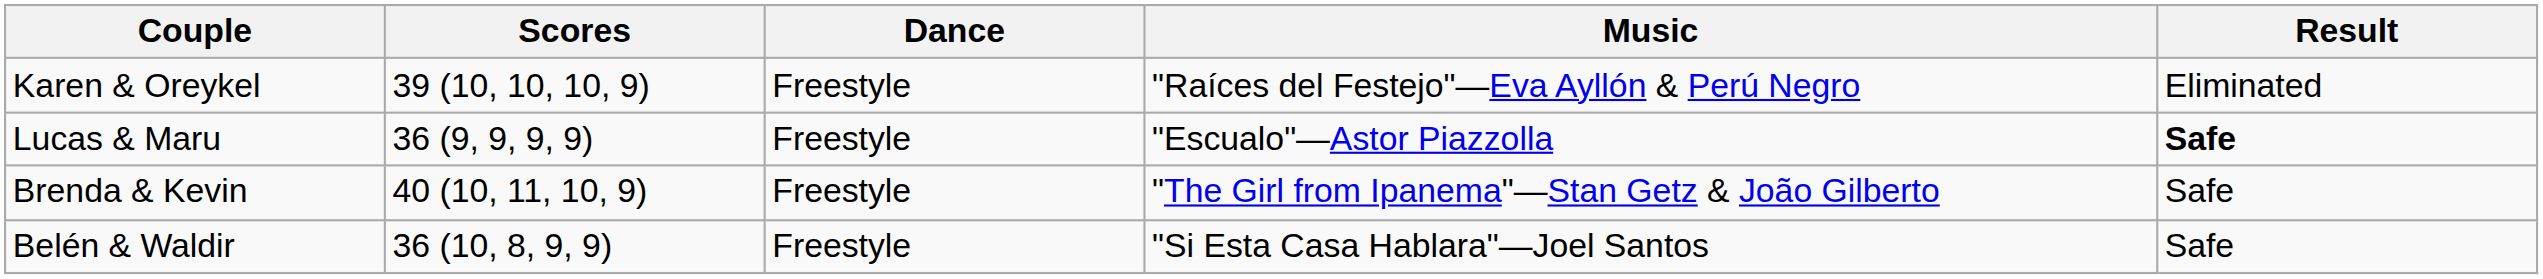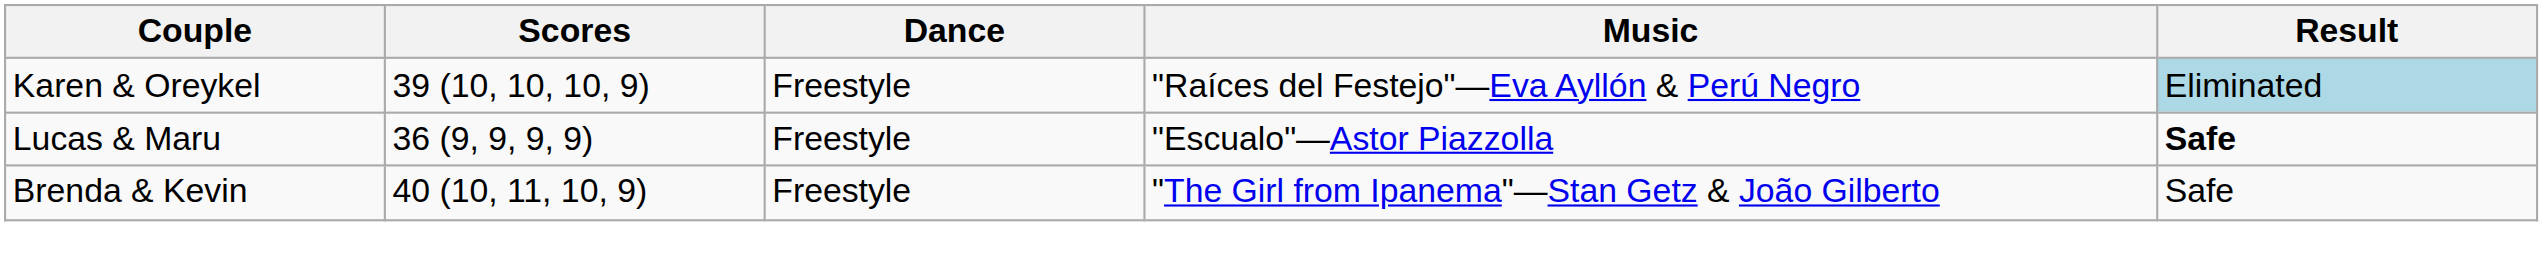(2243, 84) no background -> (2243, 84) lightblue background
- row: (124, 245)
